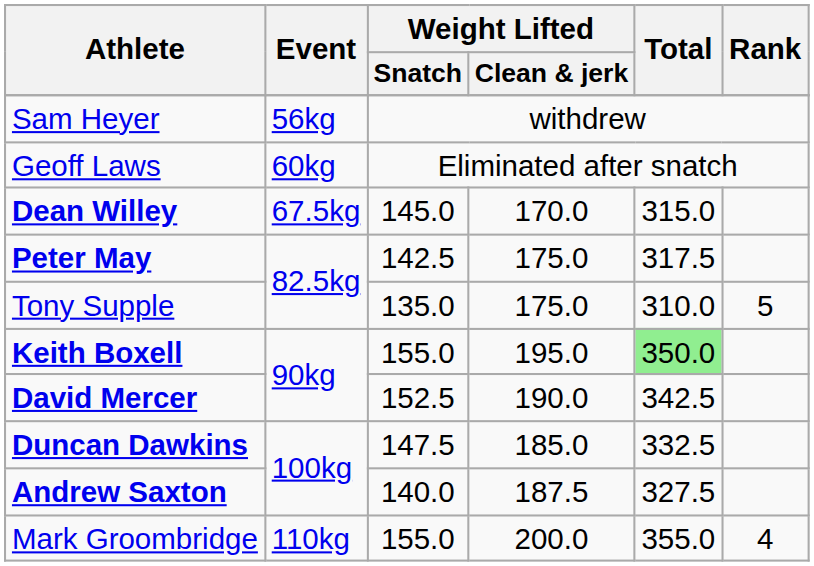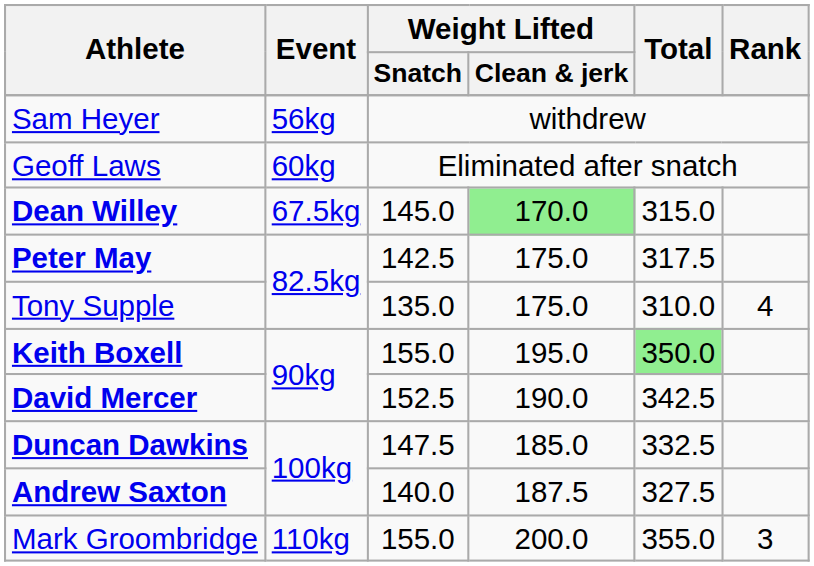(551, 212) no background -> (551, 212) lightgreen background
(765, 305) 5 -> (765, 305) 4
(765, 538) 4 -> (765, 538) 3
